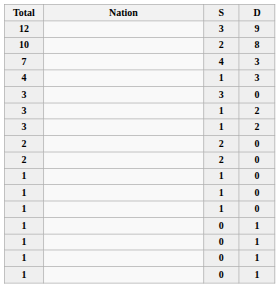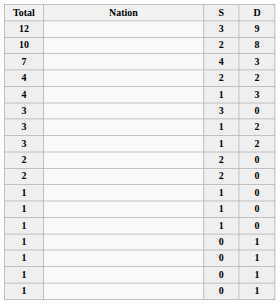+ row: (24, 78)
